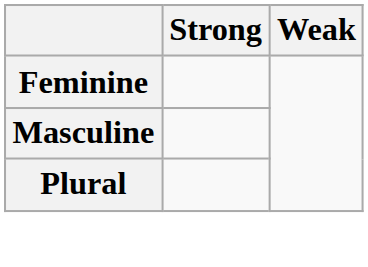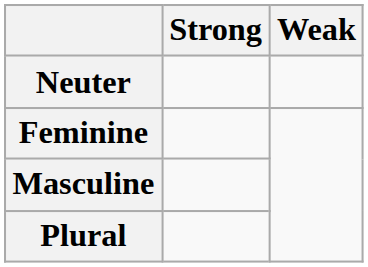+ row: (83, 81)
